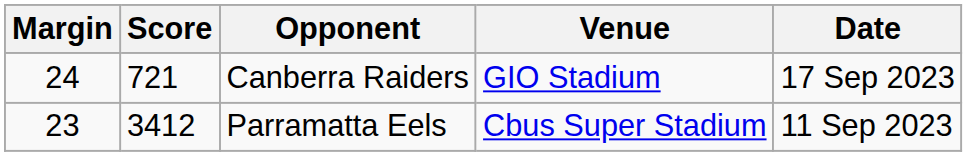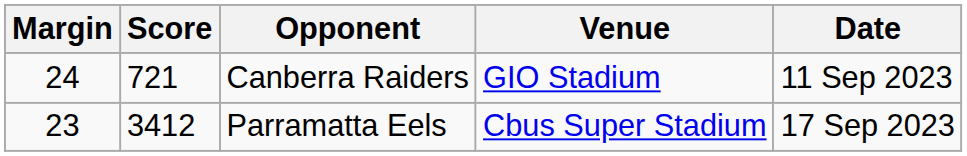(868, 77) 17 Sep 2023 -> (867, 77) 11 Sep 2023
(867, 126) 11 Sep 2023 -> (868, 126) 17 Sep 2023
